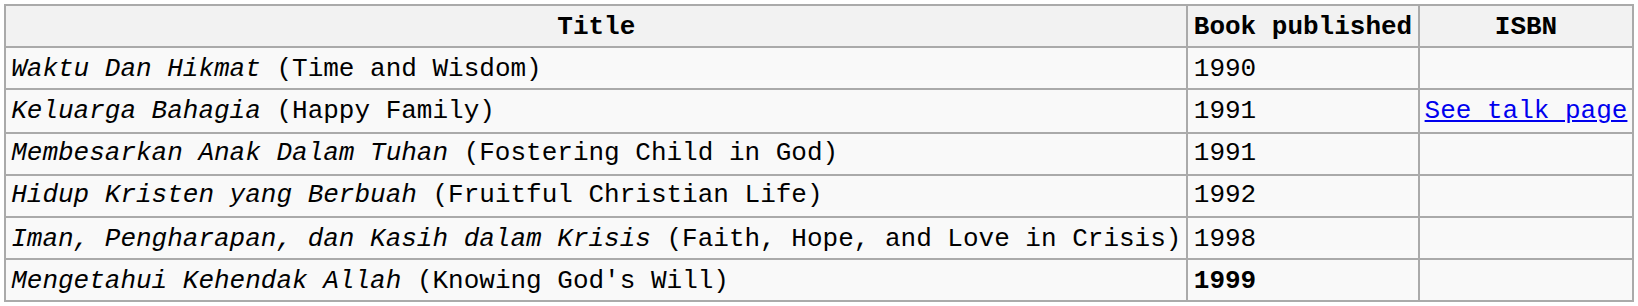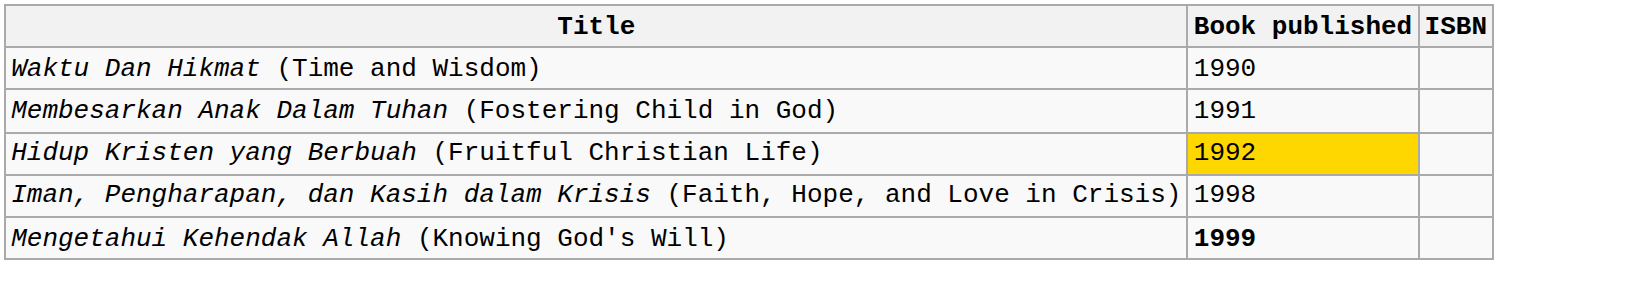- row: (253, 111)
(1225, 196) no background -> (1225, 153) gold background
